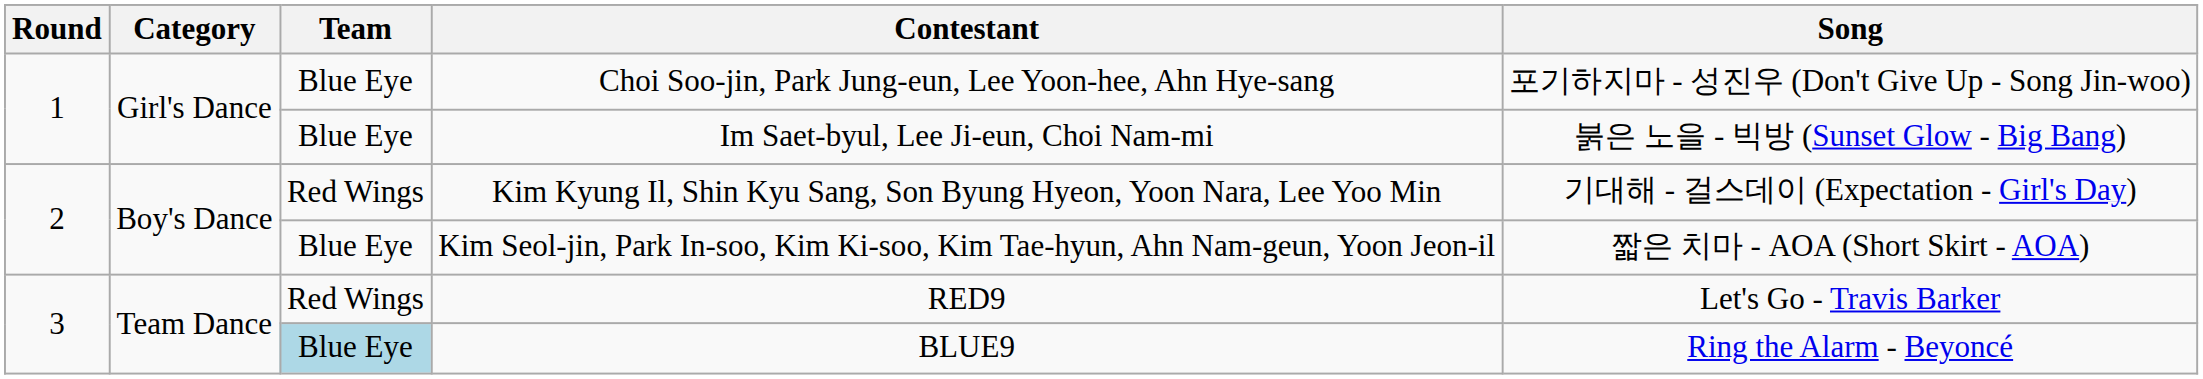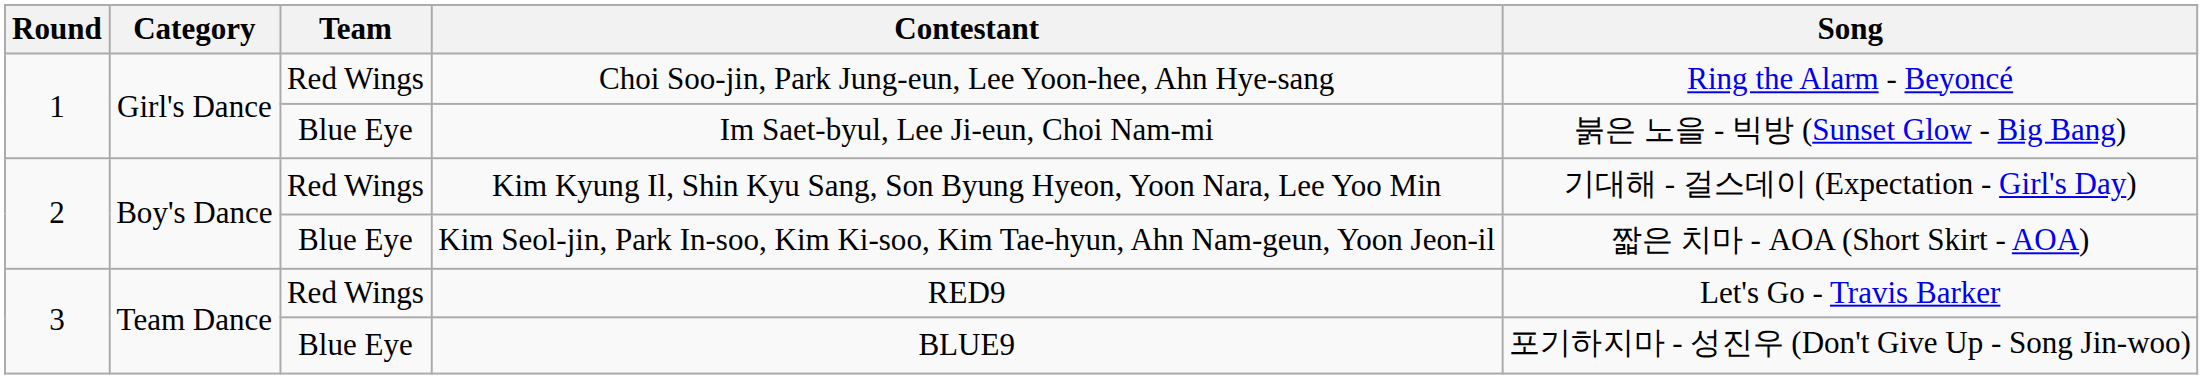(355, 81) Blue Eye -> (355, 78) Red Wings
(1850, 80) 포기하지마 - 성진우 (Don't Give Up - Song Jin-woo) -> (1850, 78) Ring the Alarm - Beyoncé
(355, 347) lightblue background -> (355, 344) no background
(1850, 347) Ring the Alarm - Beyoncé -> (1850, 343) 포기하지마 - 성진우 (Don't Give Up - Song Jin-woo)
